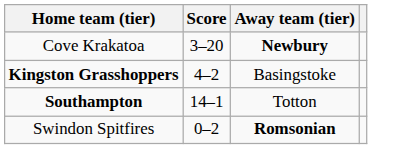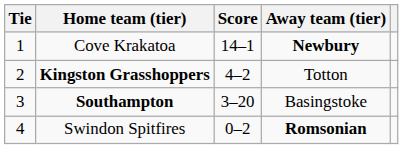+ column: (20, 18)
(207, 45) 3–20 -> (238, 45) 14–1
(295, 73) Basingstoke -> (326, 73) Totton
(207, 101) 14–1 -> (238, 101) 3–20
(295, 101) Totton -> (326, 101) Basingstoke
